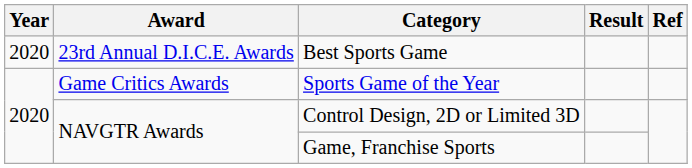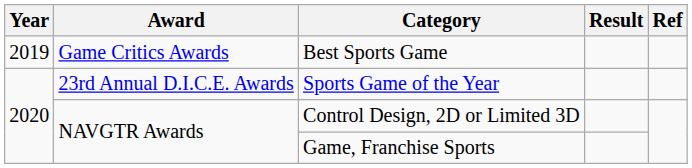(29, 52) 2020 -> (29, 52) 2019
(176, 52) 23rd Annual D.I.C.E. Awards -> (144, 52) Game Critics Awards
(144, 83) Game Critics Awards -> (176, 83) 23rd Annual D.I.C.E. Awards
